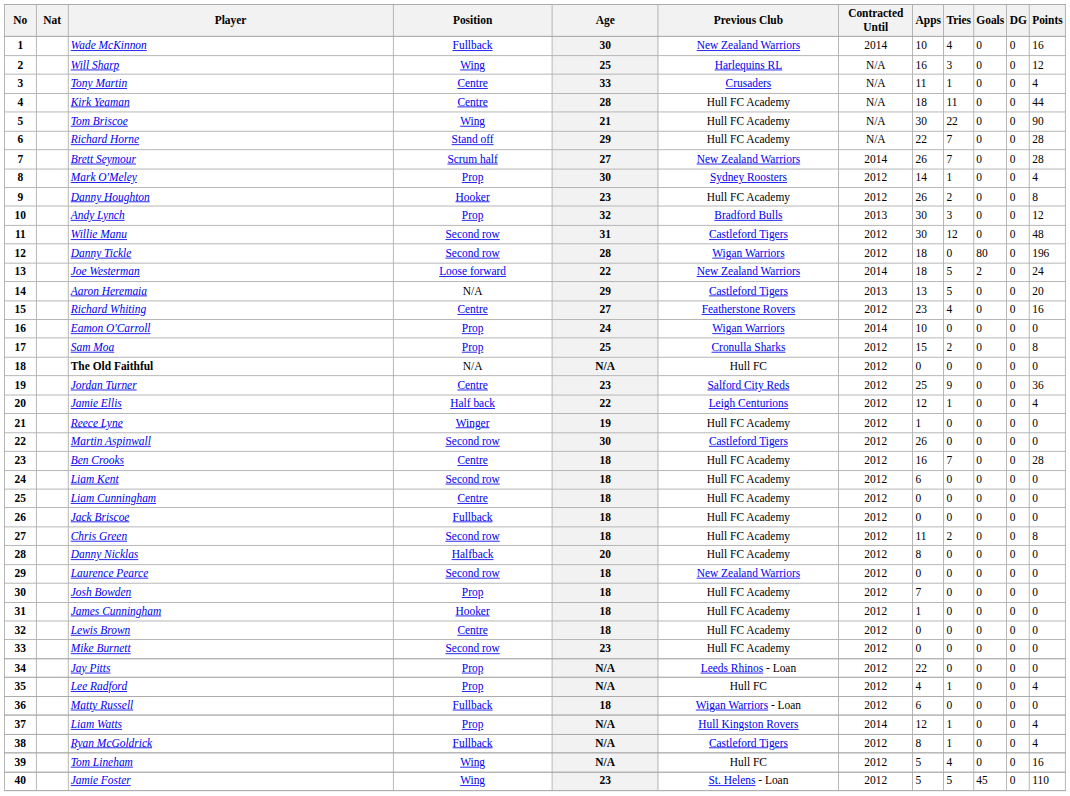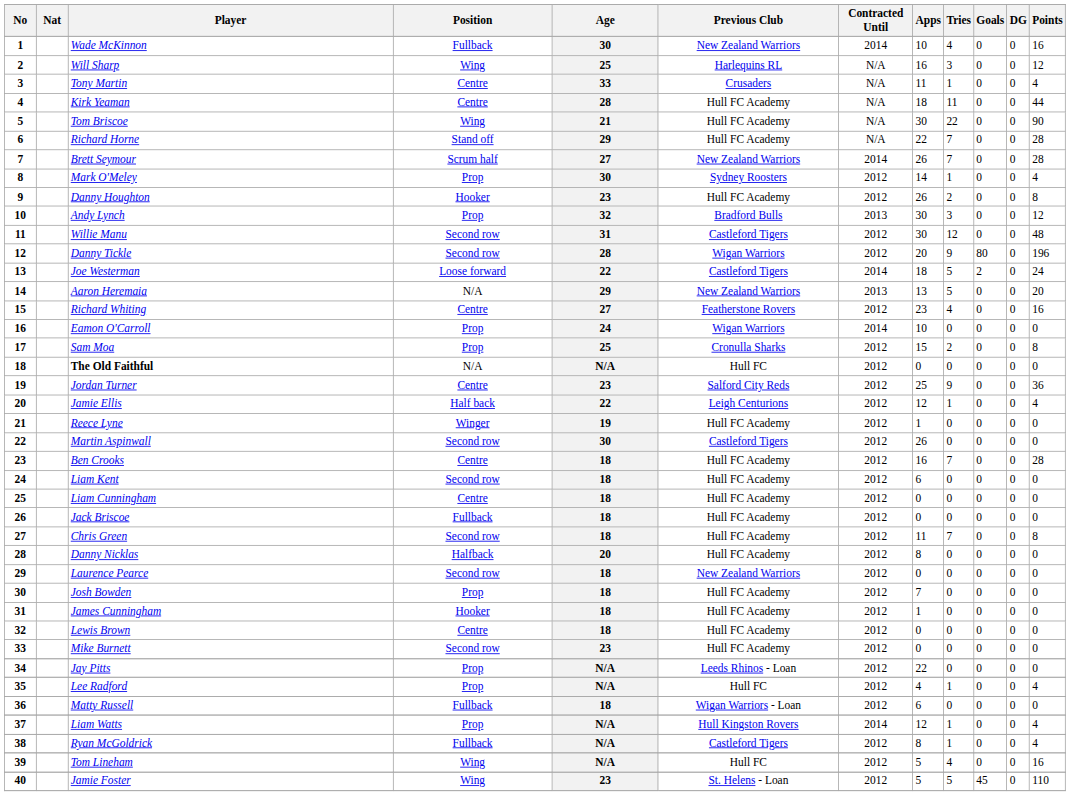(921, 253) 18 -> (921, 253) 20
(949, 253) 0 -> (949, 253) 9
(748, 271) New Zealand Warriors -> (748, 271) Castleford Tigers
(748, 290) Castleford Tigers -> (748, 290) New Zealand Warriors
(949, 535) 2 -> (949, 535) 7
